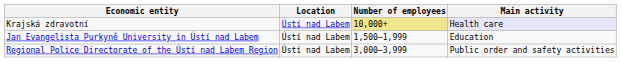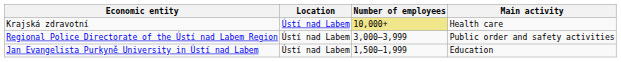(476, 24) lavender background -> (476, 24) no background
rows swapped: (142, 50) <-> (132, 37)
